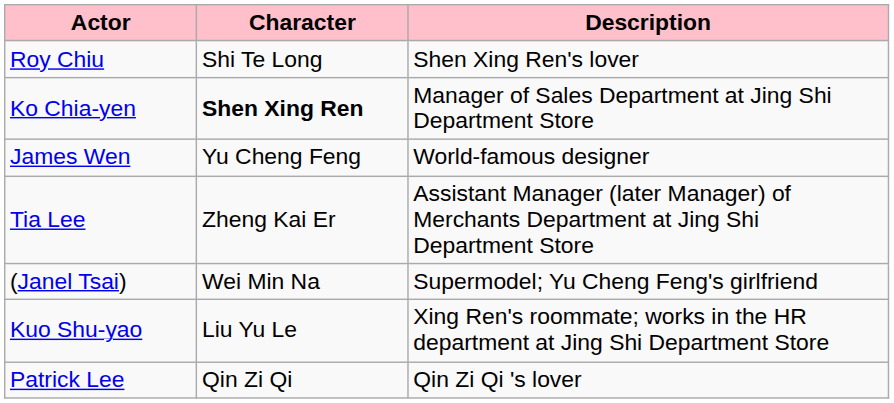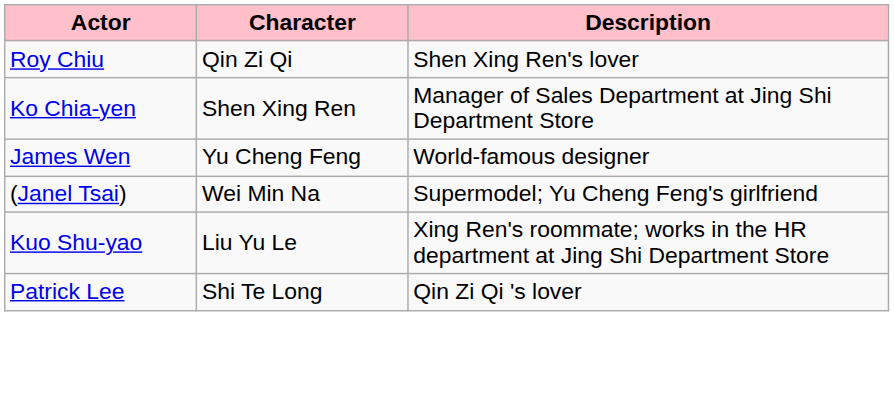(262, 58) Shi Te Long -> (247, 58) Qin Zi Qi
(283, 108) bold -> (279, 108) normal
- row: (48, 219)
(247, 379) Qin Zi Qi -> (262, 291) Shi Te Long
